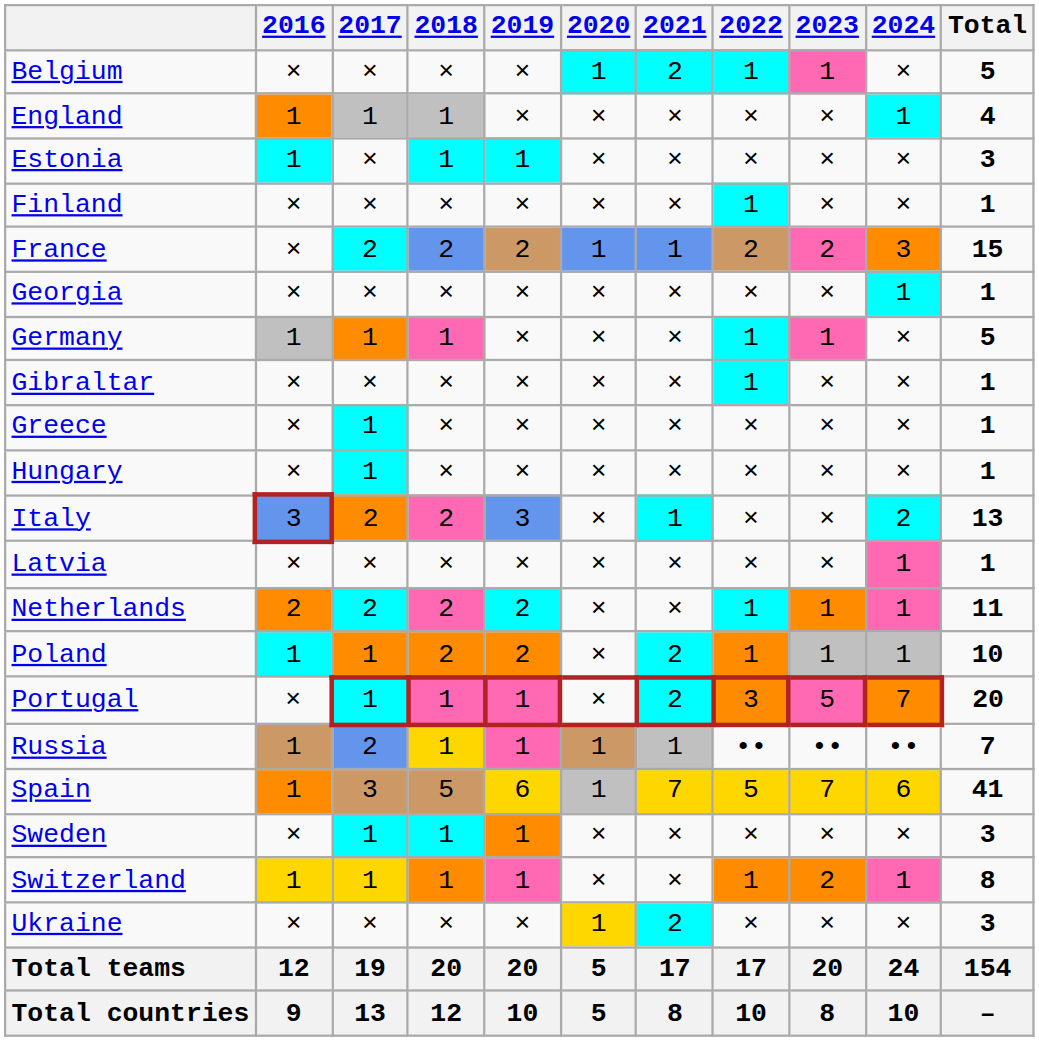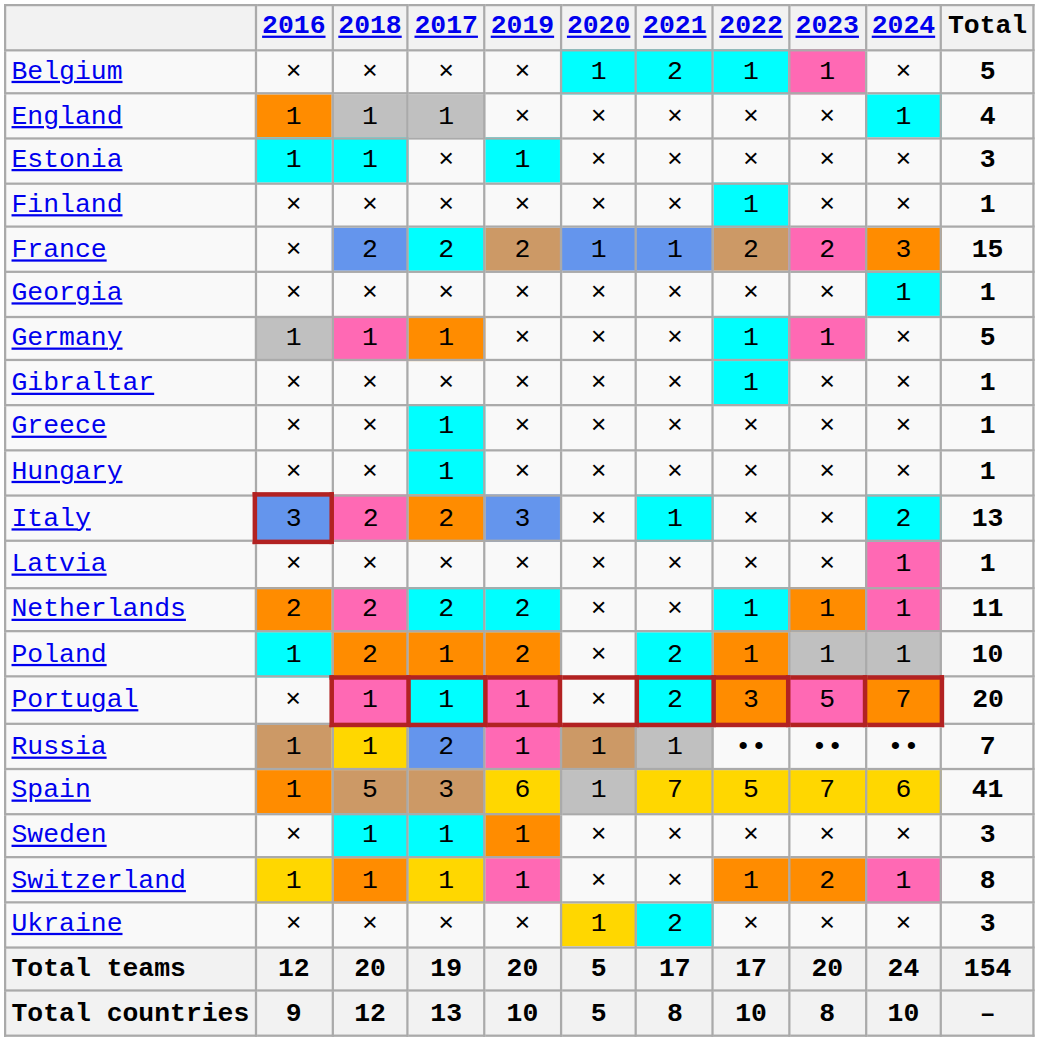columns swapped: (370, 27) <-> (446, 27)
